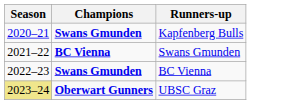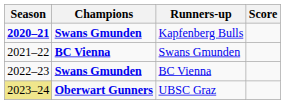+ column: (263, 14)
(28, 33) normal -> (28, 33) bold
